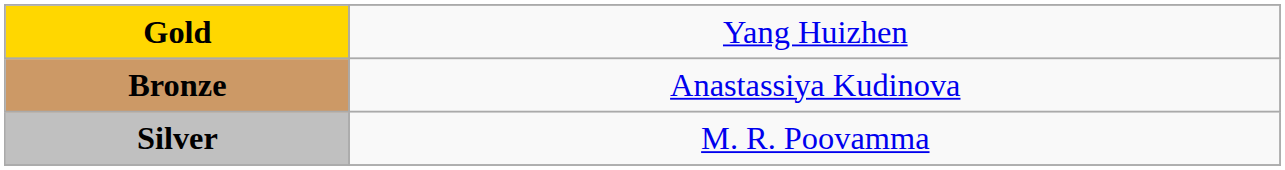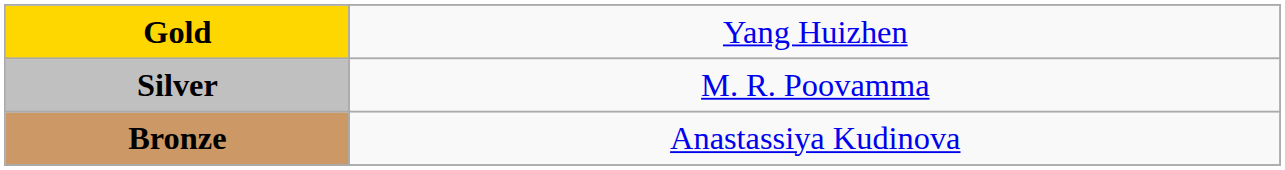rows swapped: (177, 137) <-> (177, 84)
